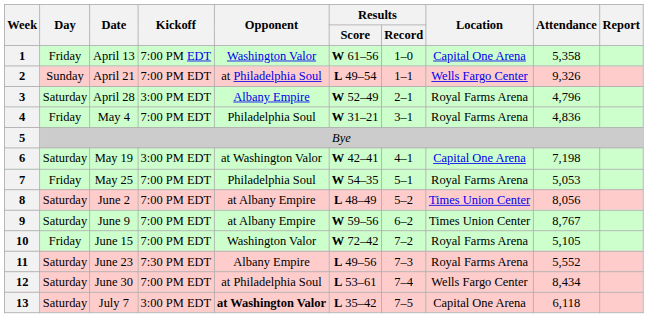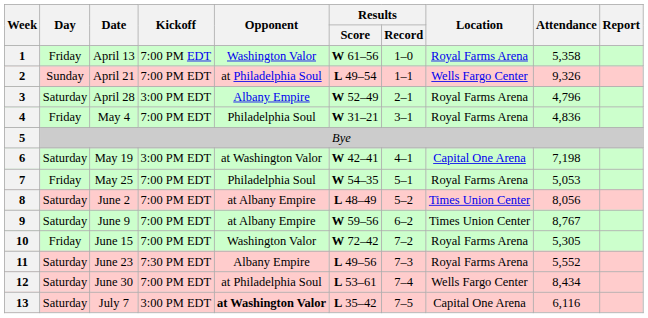(479, 56) Capital One Arena -> (480, 56) Royal Farms Arena
(566, 241) 5,105 -> (566, 241) 5,305
(566, 302) 6,118 -> (566, 302) 6,116
